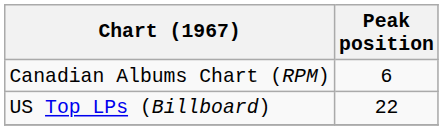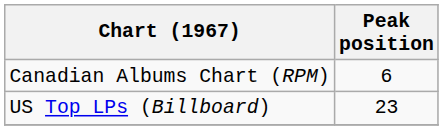(387, 108) 22 -> (387, 108) 23
